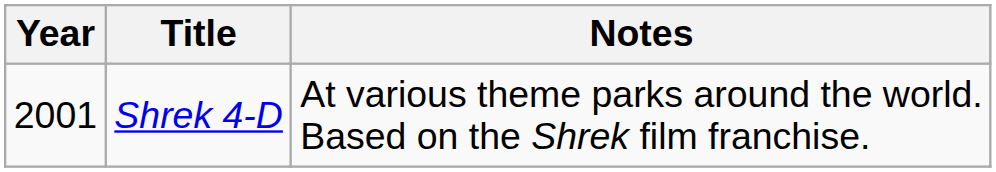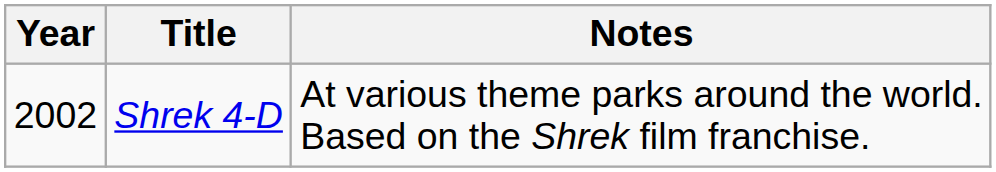(55, 114) 2001 -> (55, 114) 2002
